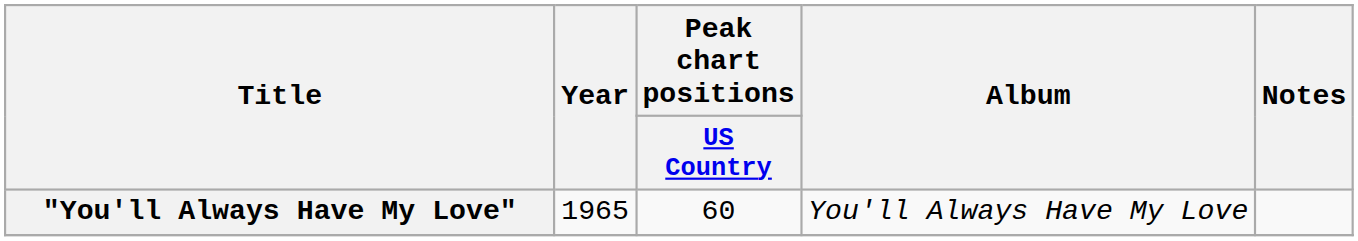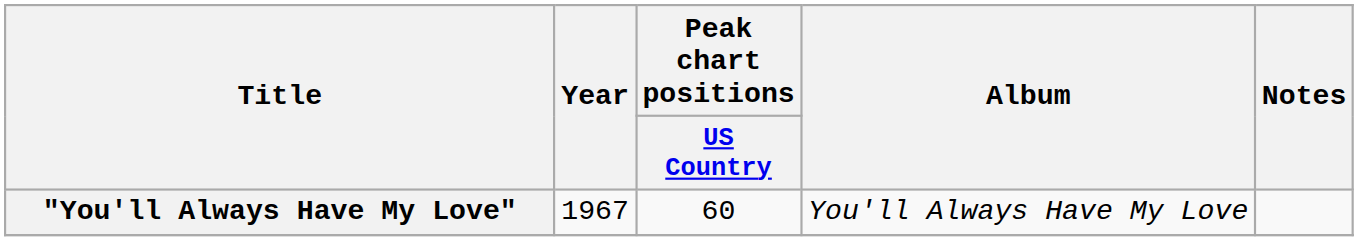(595, 212) 1965 -> (595, 212) 1967
